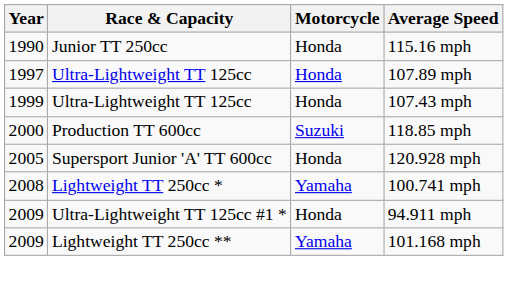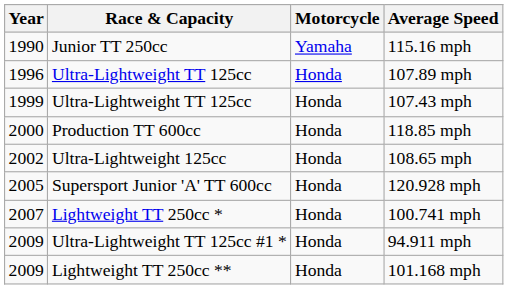(318, 46) Honda -> (323, 46) Yamaha
(26, 74) 1997 -> (26, 74) 1996
(319, 130) Suzuki -> (318, 130) Honda
+ row: (430, 158)
(26, 185) 2008 -> (26, 213) 2007
(323, 185) Yamaha -> (318, 213) Honda
(323, 241) Yamaha -> (318, 269) Honda
